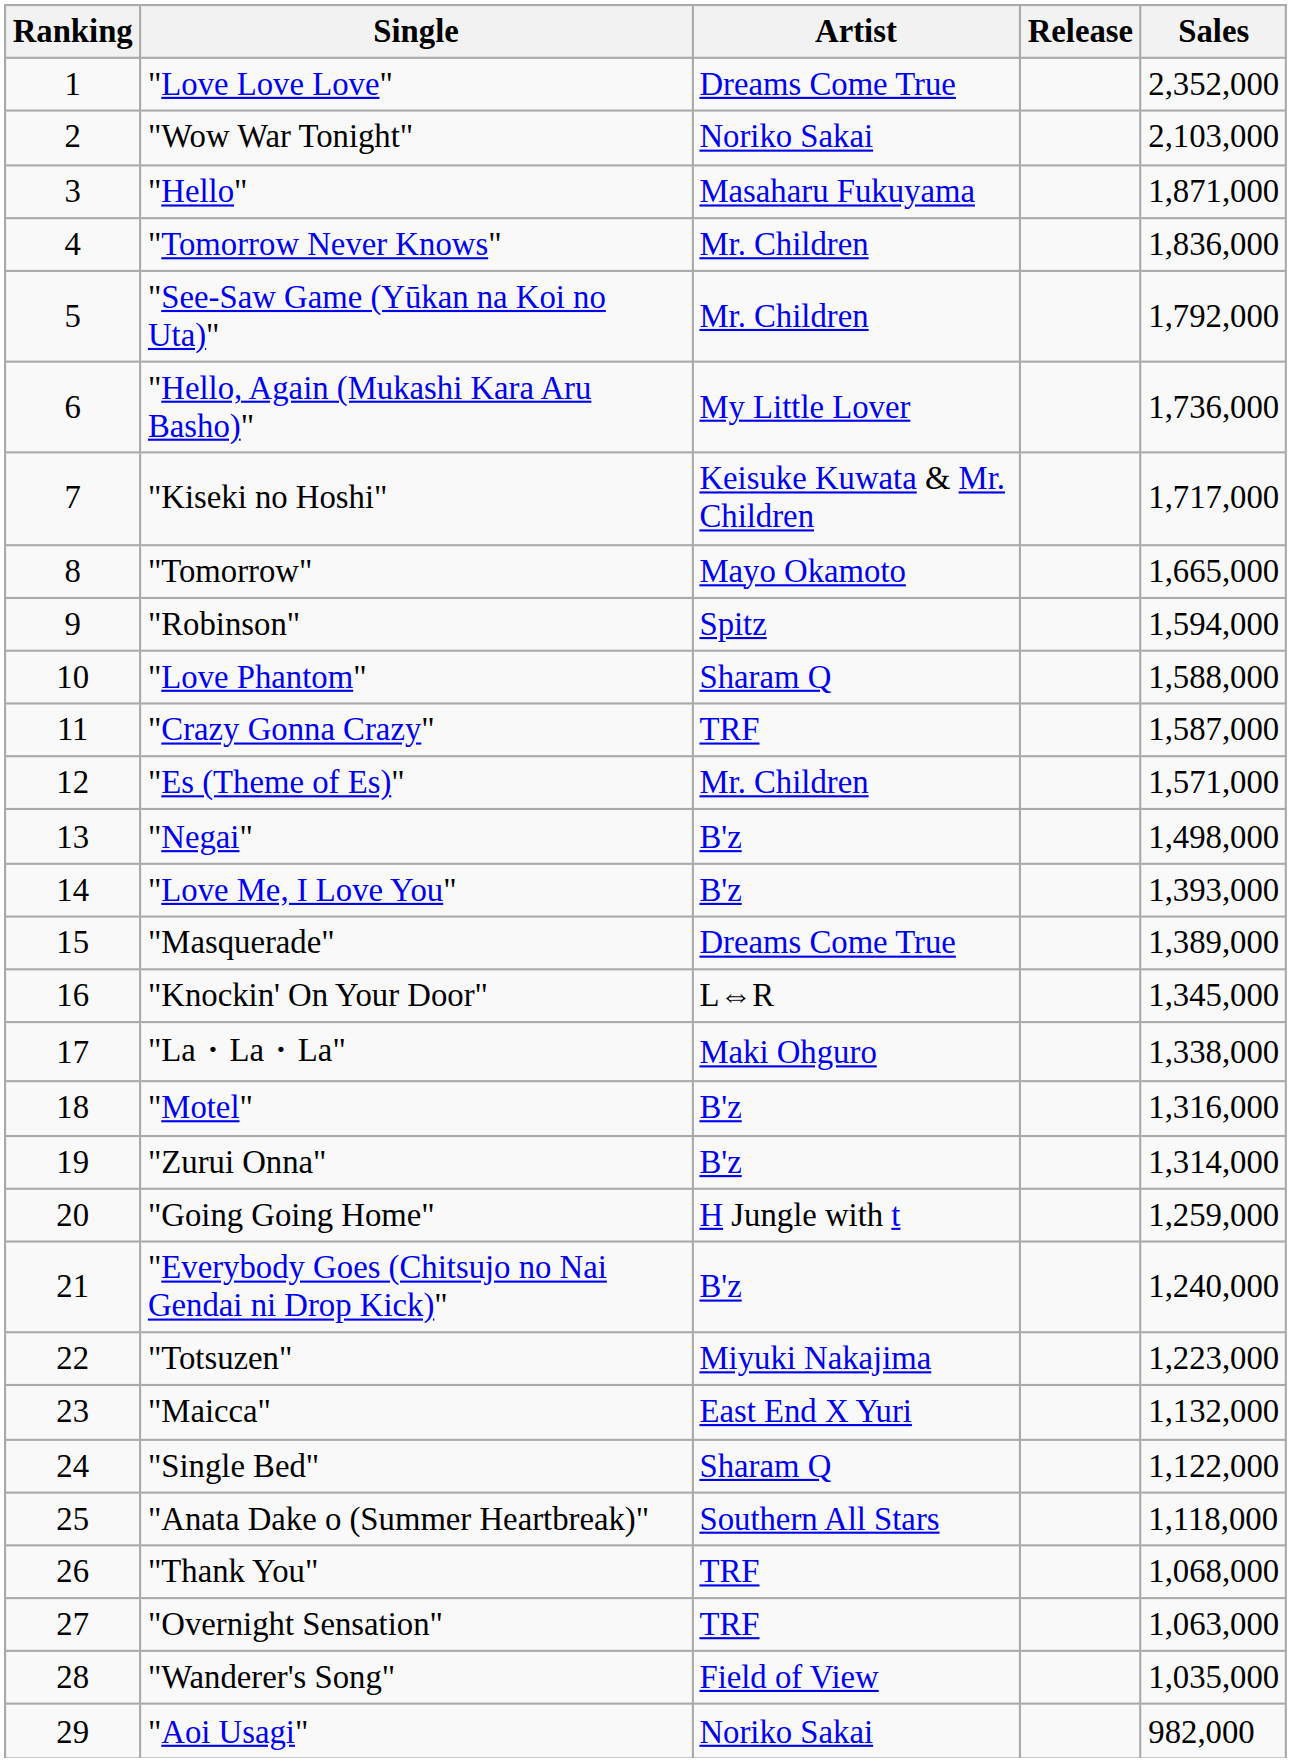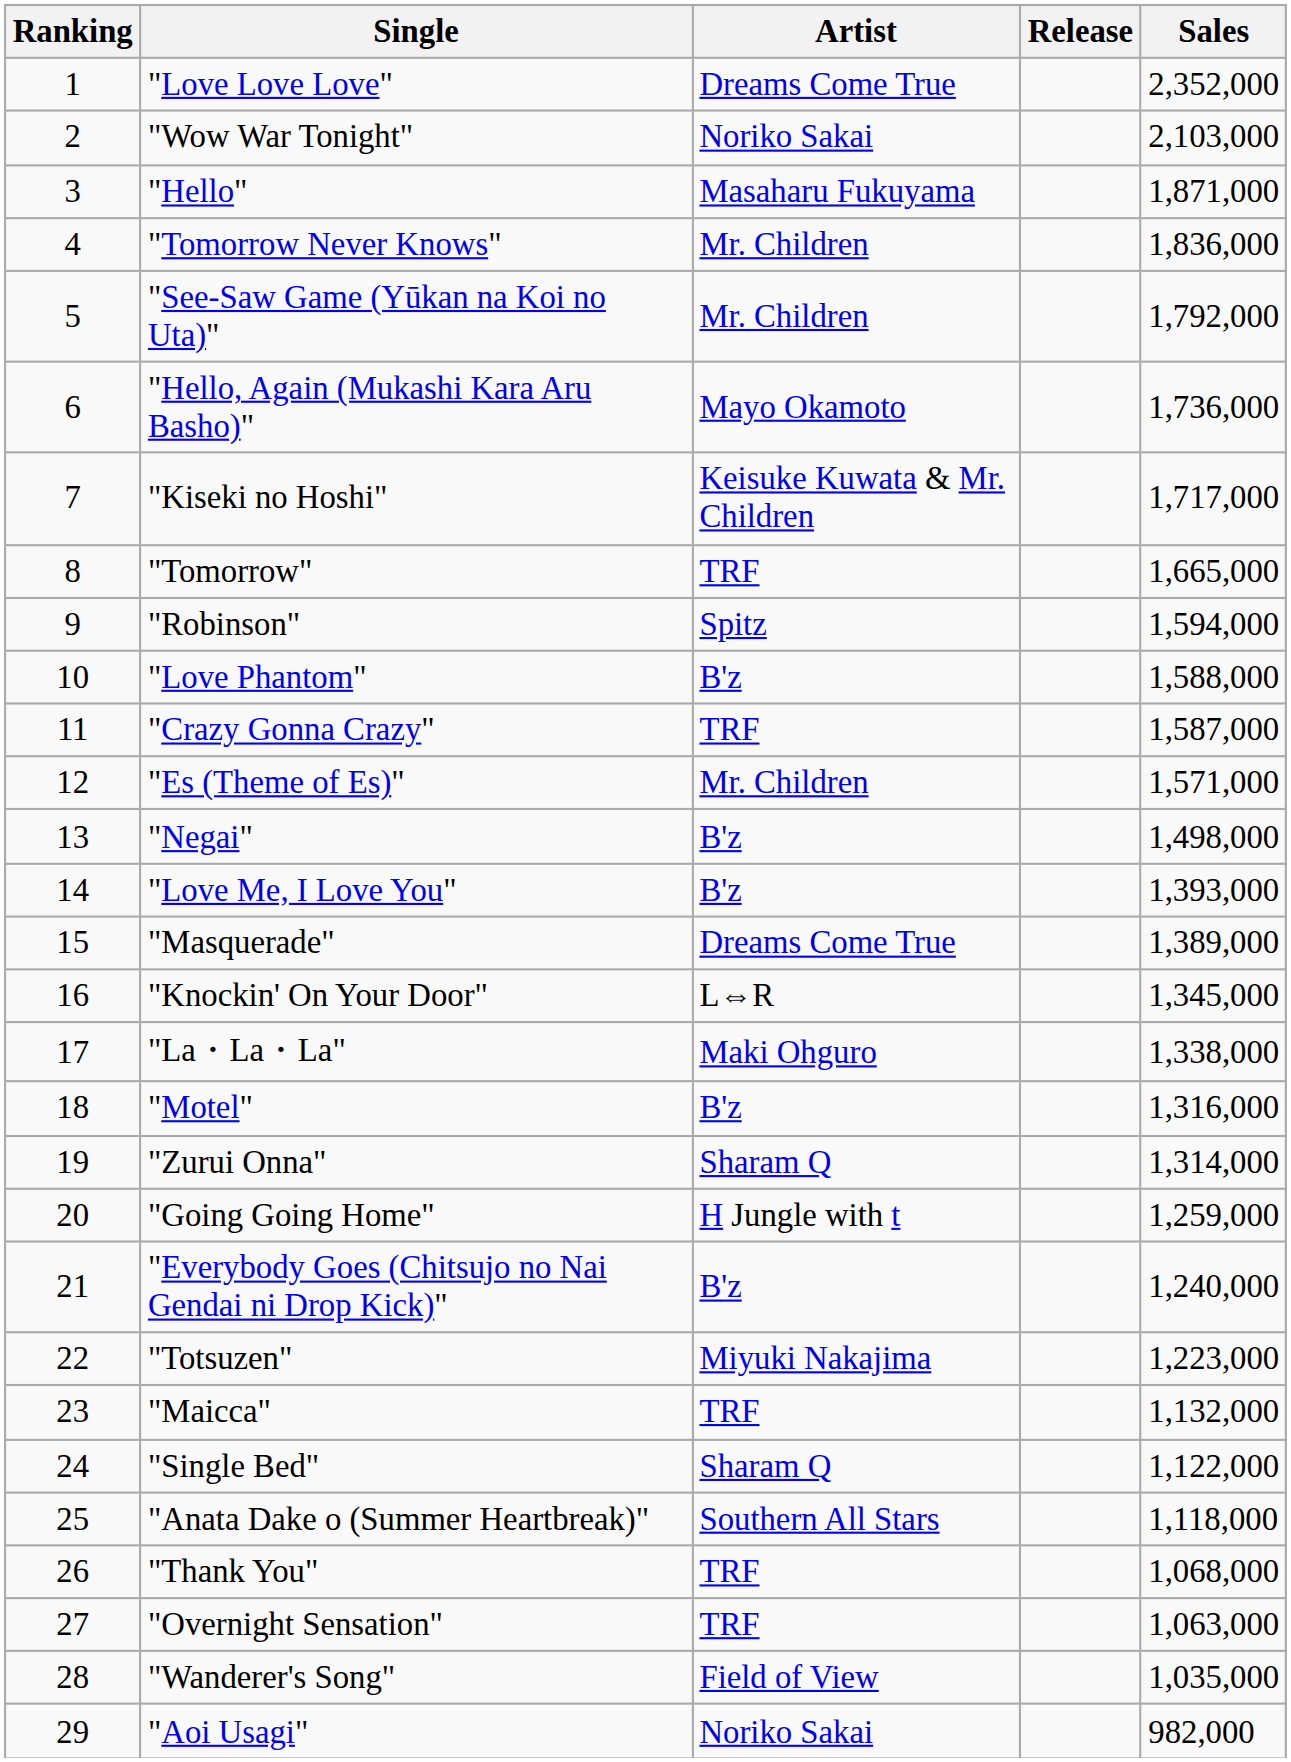(805, 406) My Little Lover -> (803, 406) Mayo Okamoto
(803, 569) Mayo Okamoto -> (729, 569) TRF
(765, 675) Sharam Q -> (721, 675) B'z
(721, 1160) B'z -> (765, 1160) Sharam Q
(806, 1411) East End X Yuri -> (729, 1411) TRF
